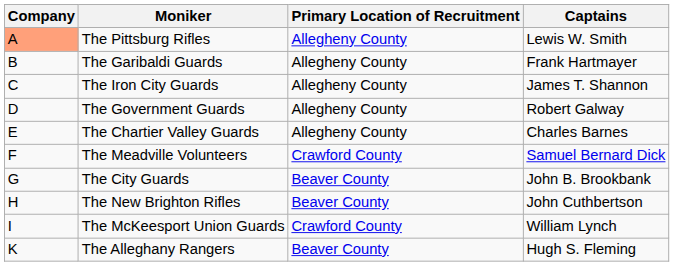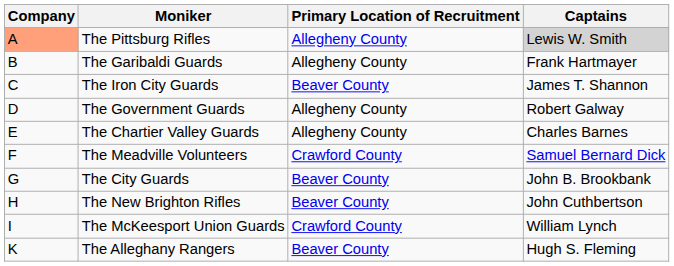(577, 39) no background -> (577, 39) lightgrey background
(349, 86) Allegheny County -> (340, 86) Beaver County
